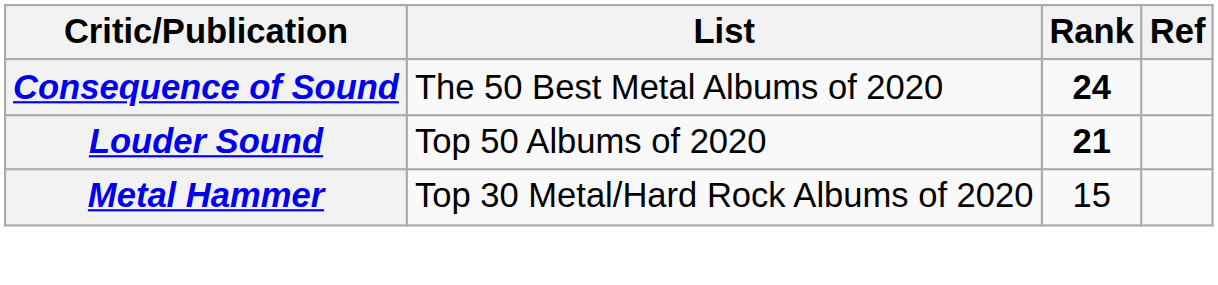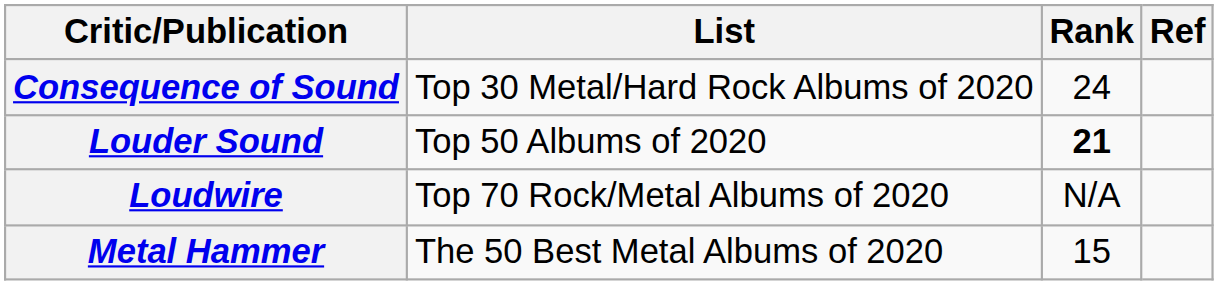(679, 86) The 50 Best Metal Albums of 2020 -> (724, 86) Top 30 Metal/Hard Rock Albums of 2020
(1092, 86) bold -> (1092, 86) normal
+ row: (206, 196)
(724, 196) Top 30 Metal/Hard Rock Albums of 2020 -> (679, 251) The 50 Best Metal Albums of 2020
